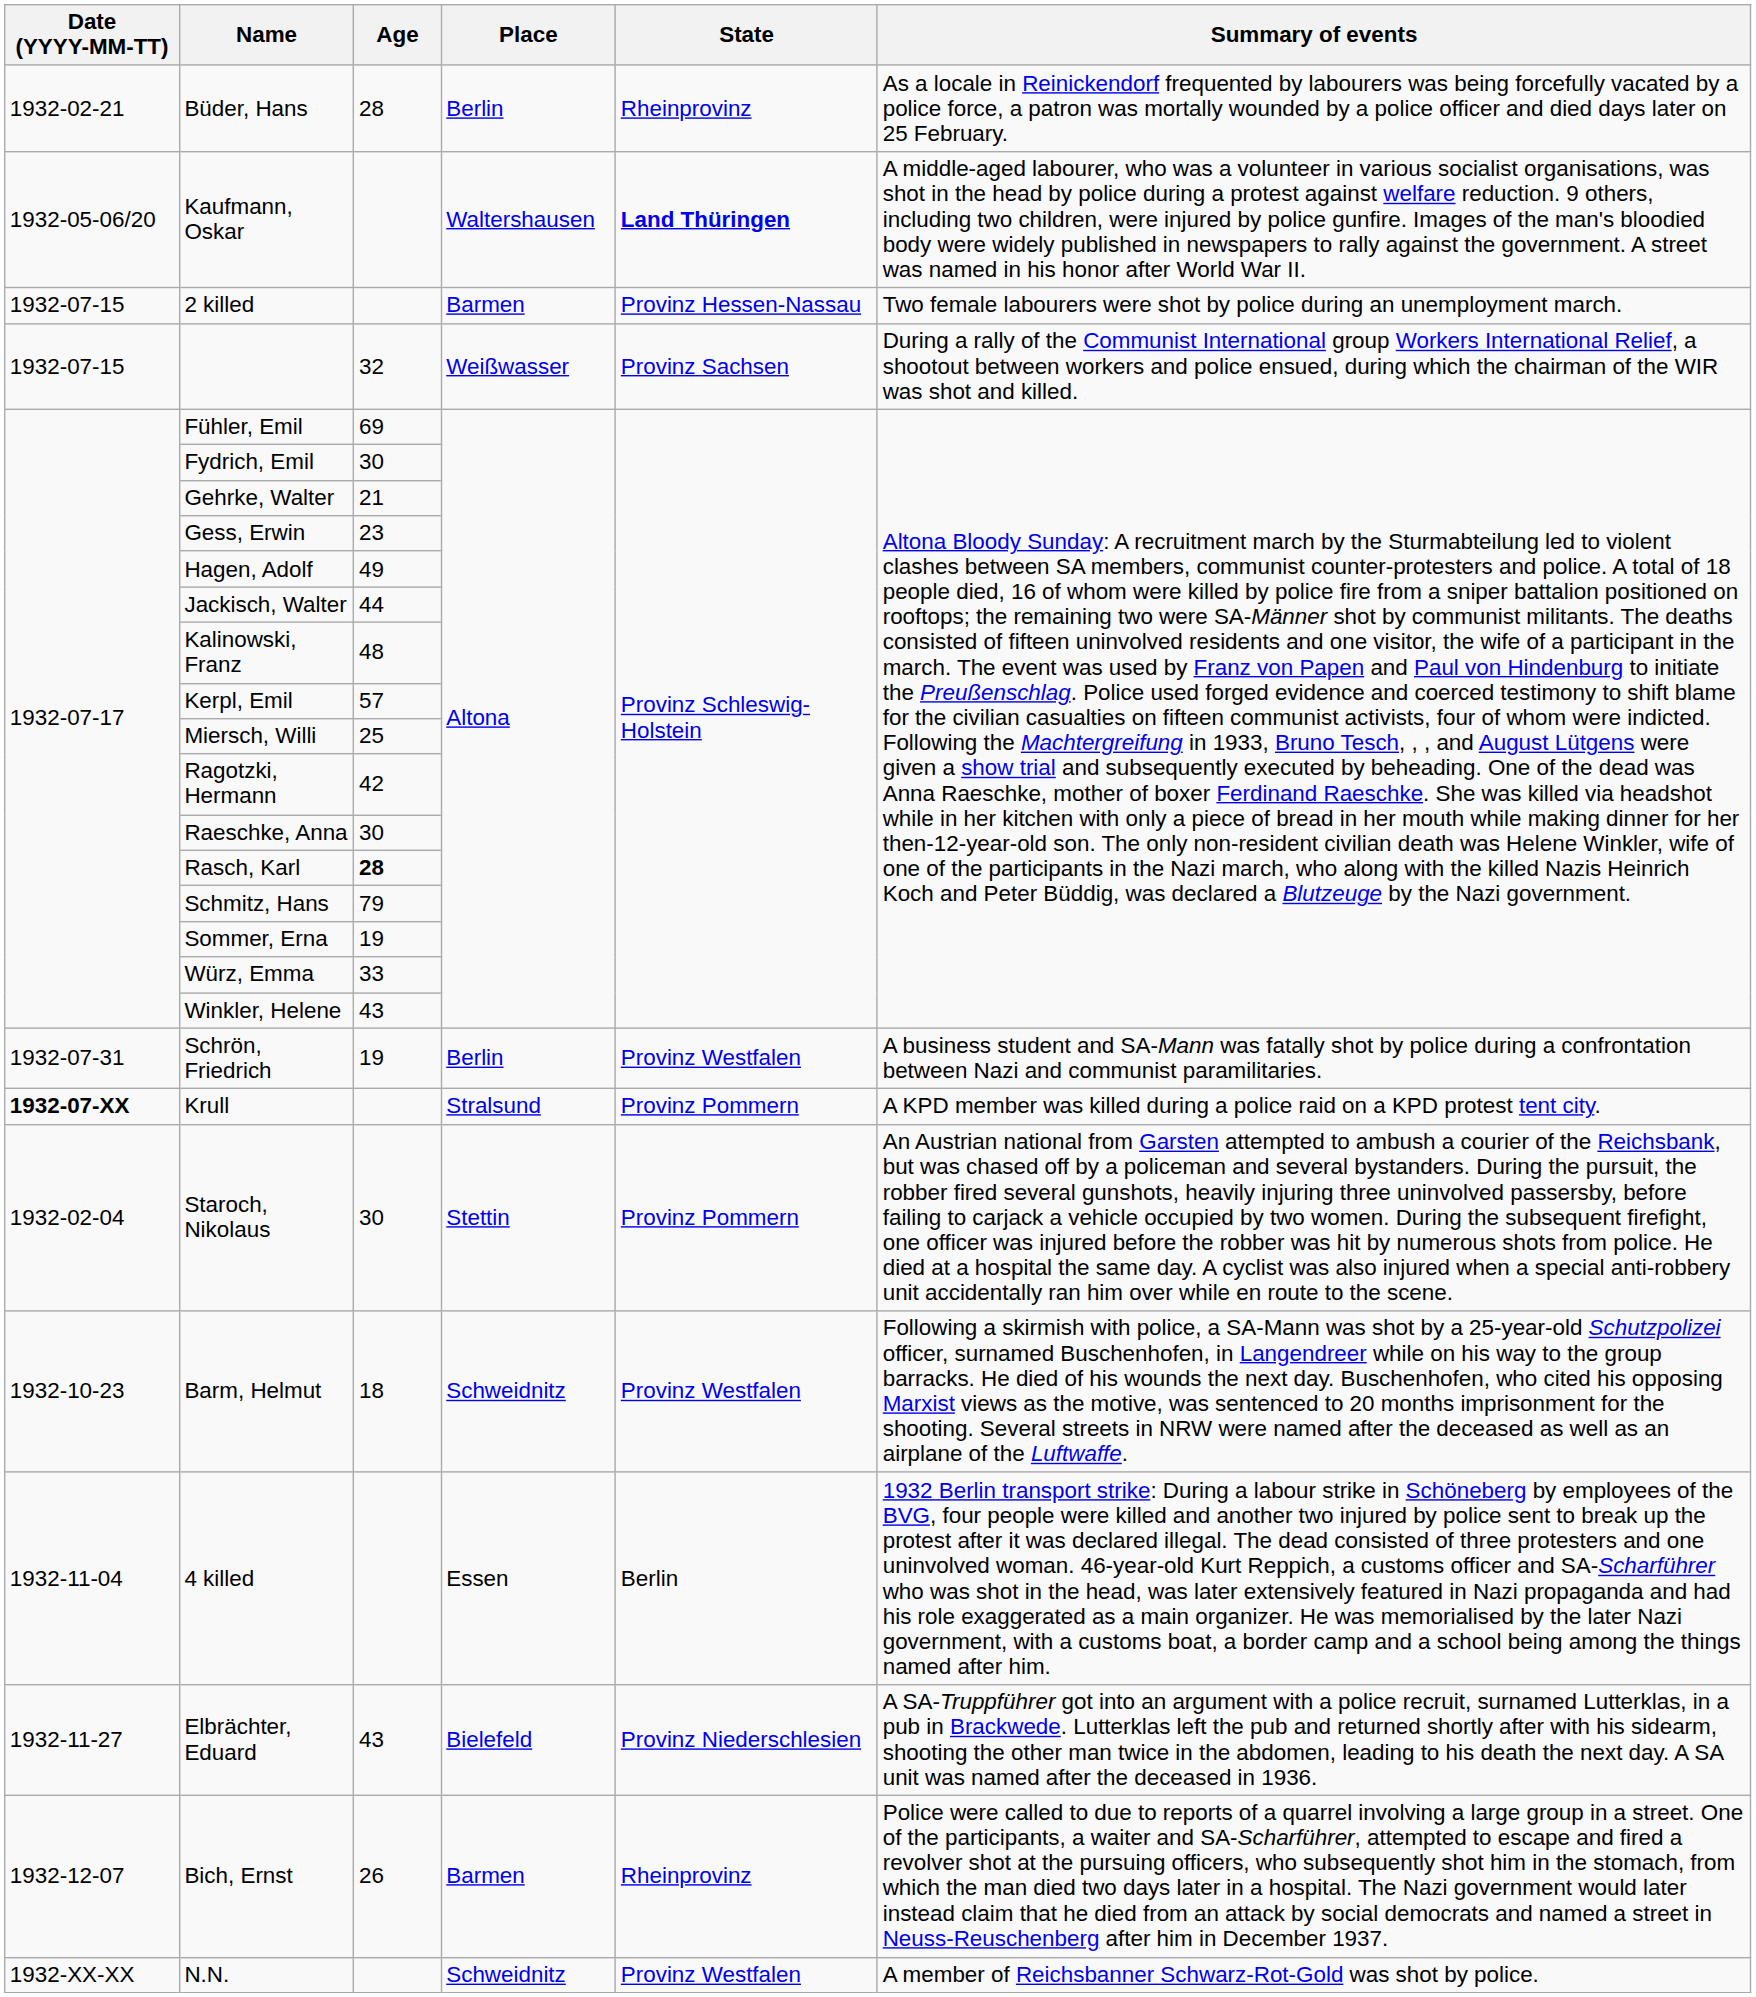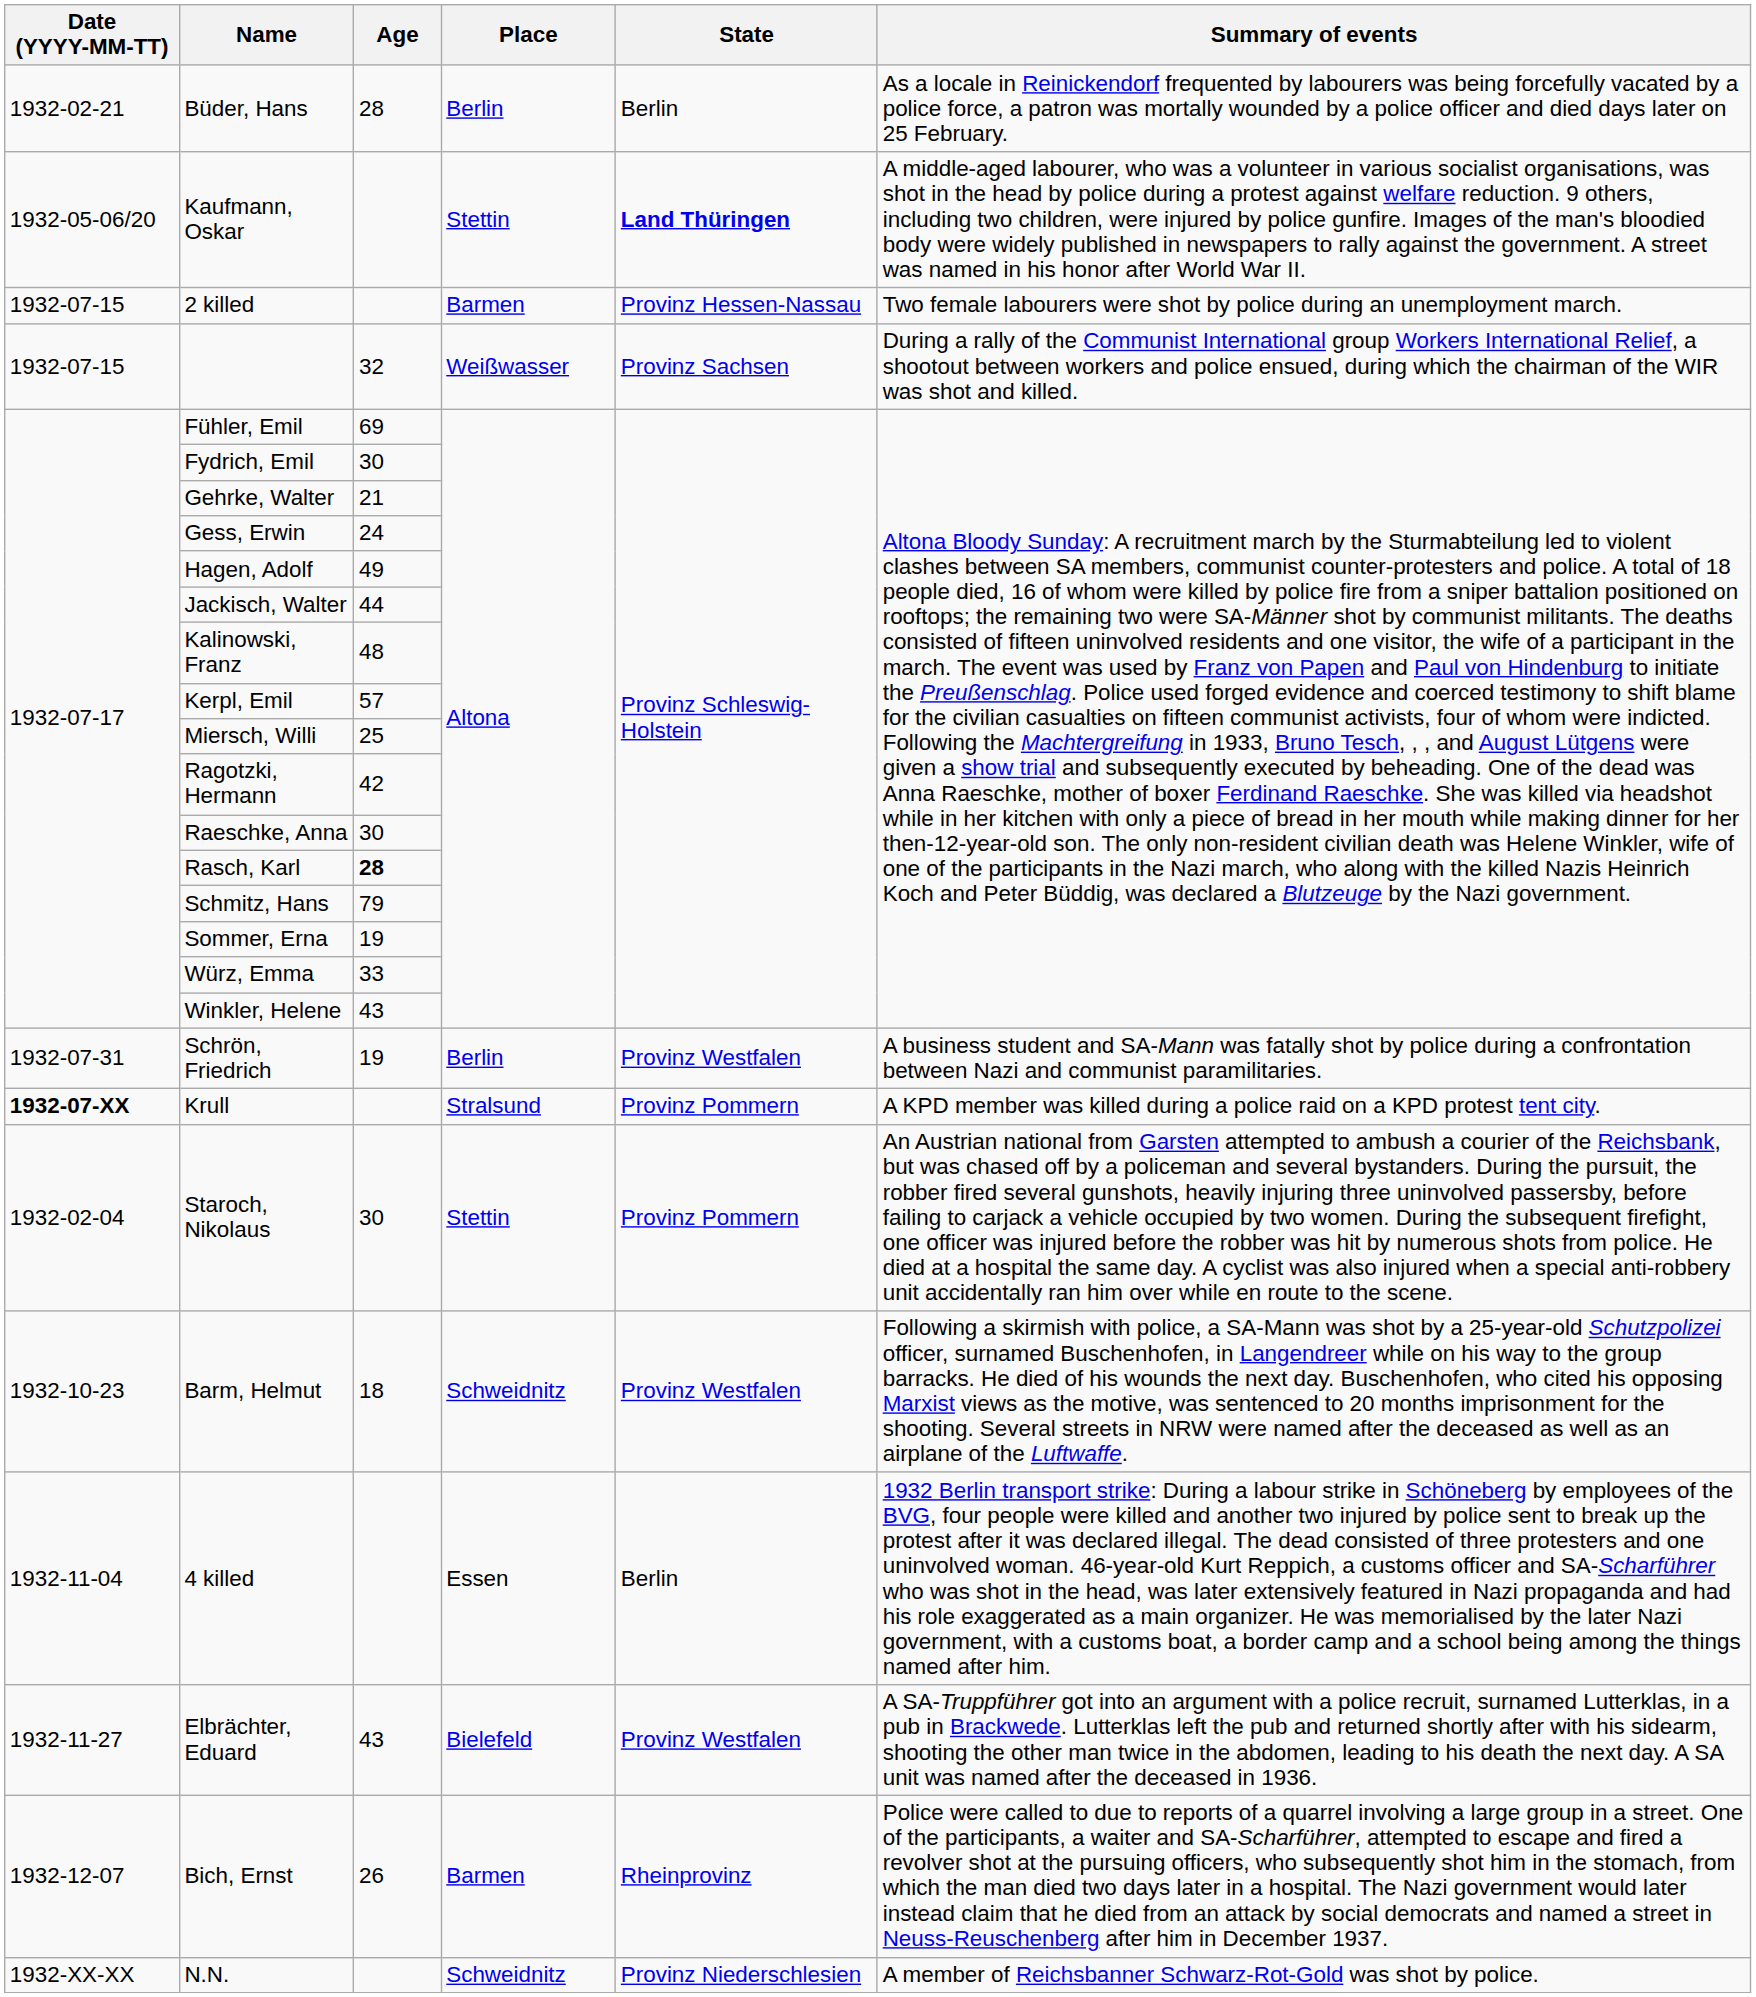(686, 108) Rheinprovinz -> (649, 108) Berlin
(521, 219) Waltershausen -> (478, 219) Stettin
(371, 533) 23 -> (371, 533) 24
(741, 1739) Provinz Niederschlesien -> (711, 1739) Provinz Westfalen
(711, 1974) Provinz Westfalen -> (741, 1974) Provinz Niederschlesien
